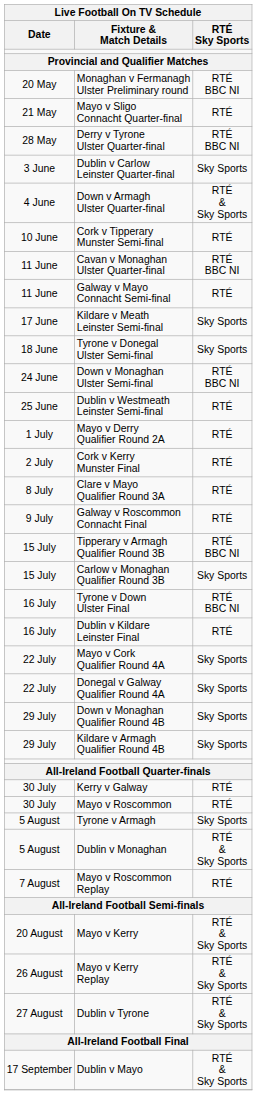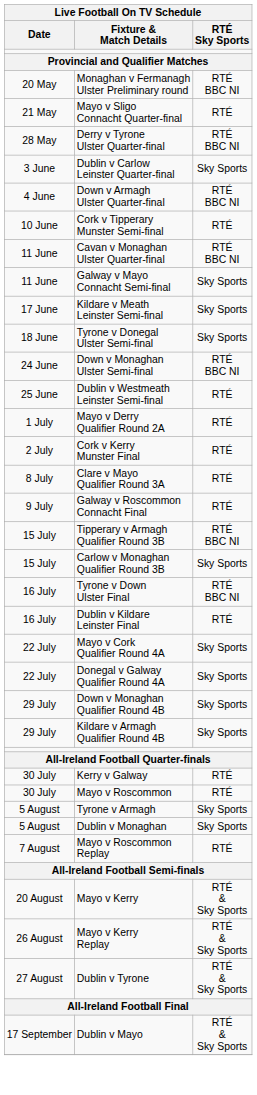(222, 203) RTÉ & Sky Sports -> (222, 197) RTÉ BBC NI
(222, 293) RTÉ -> (222, 281) Sky Sports
(222, 849) RTÉ & Sky Sports -> (222, 826) Sky Sports
